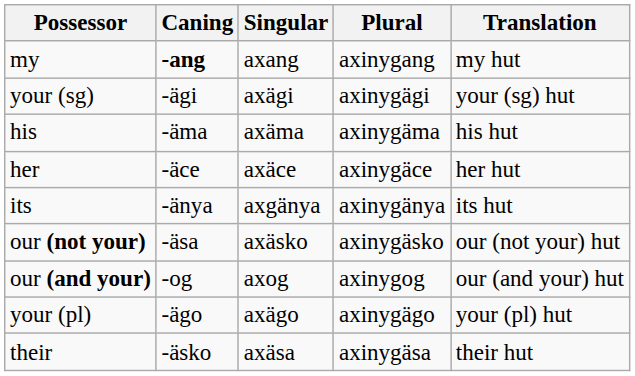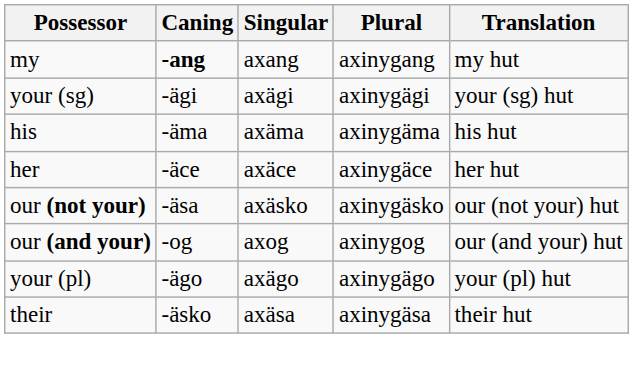- row: (21, 205)
